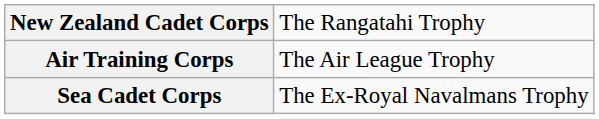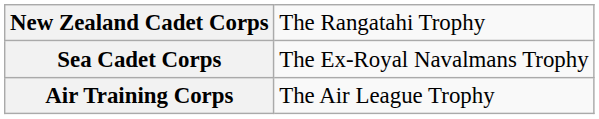rows swapped: (139, 95) <-> (139, 58)
